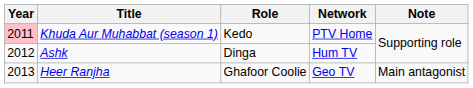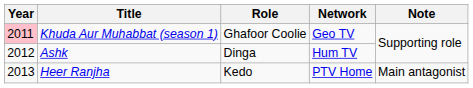(238, 33) Kedo -> (265, 33) Ghafoor Coolie
(342, 33) PTV Home -> (333, 33) Geo TV
(265, 72) Ghafoor Coolie -> (238, 72) Kedo
(333, 72) Geo TV -> (342, 72) PTV Home
